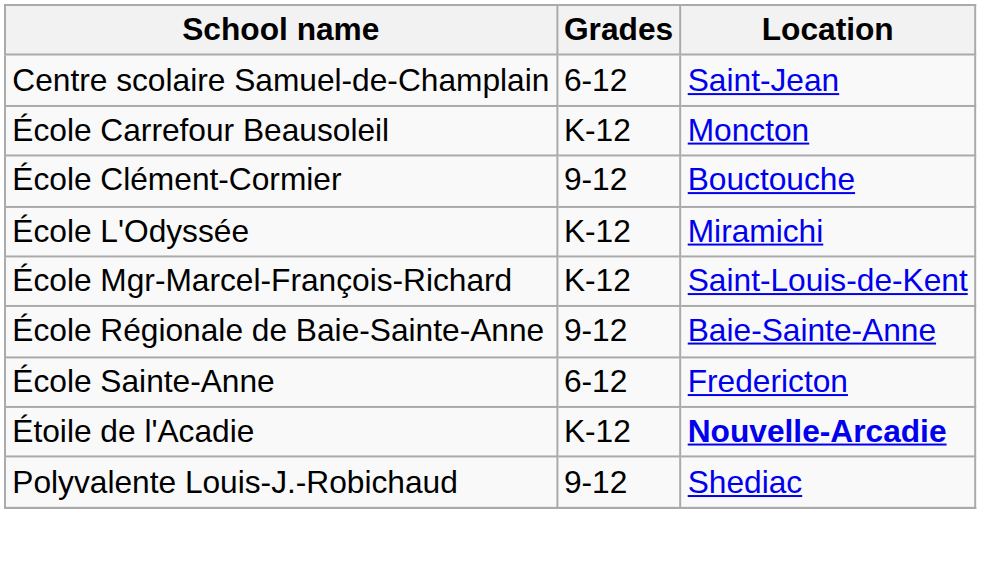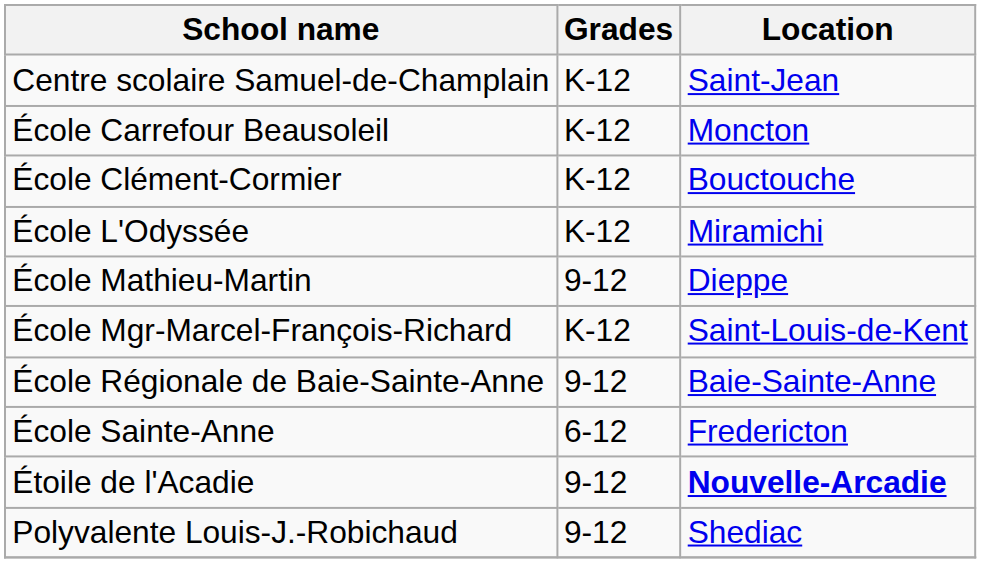(596, 79) 6-12 -> (597, 79) K-12
(596, 180) 9-12 -> (597, 180) K-12
+ row: (162, 280)
(597, 431) K-12 -> (596, 481) 9-12
